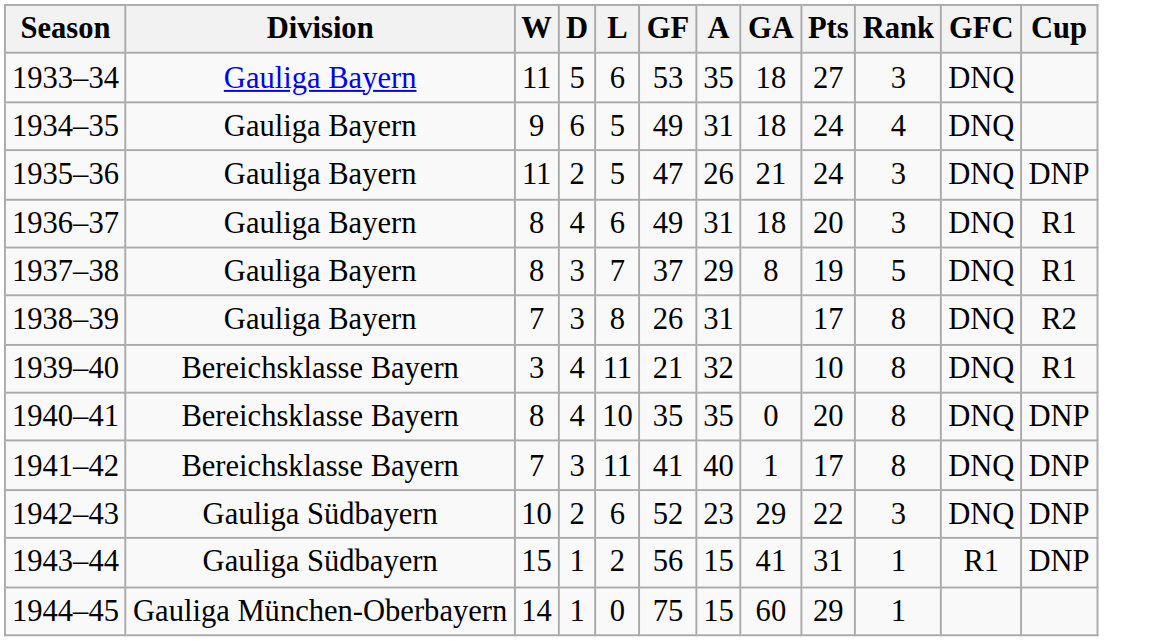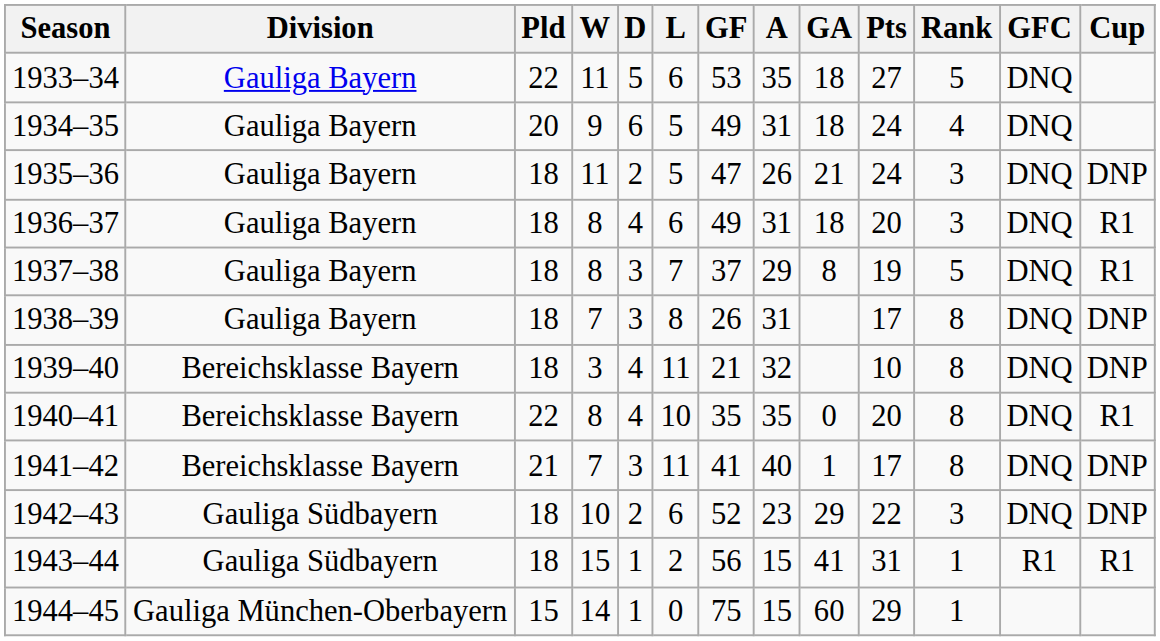+ column: (543, 28)
(898, 77) 3 -> (957, 77) 5
(1059, 319) R2 -> (1117, 319) DNP
(1059, 367) R1 -> (1117, 367) DNP
(1059, 416) DNP -> (1117, 416) R1
(1059, 561) DNP -> (1117, 561) R1
